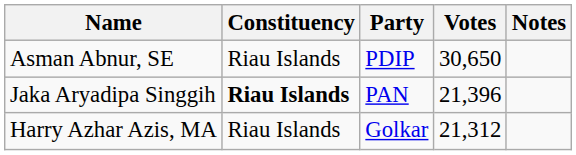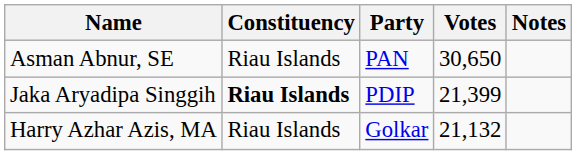(390, 58) PDIP -> (387, 58) PAN
(387, 94) PAN -> (390, 94) PDIP
(470, 94) 21,396 -> (470, 94) 21,399
(470, 130) 21,312 -> (470, 130) 21,132
